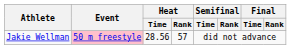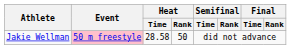(157, 37) 28.56 -> (157, 37) 28.58
(183, 37) 57 -> (183, 37) 50
